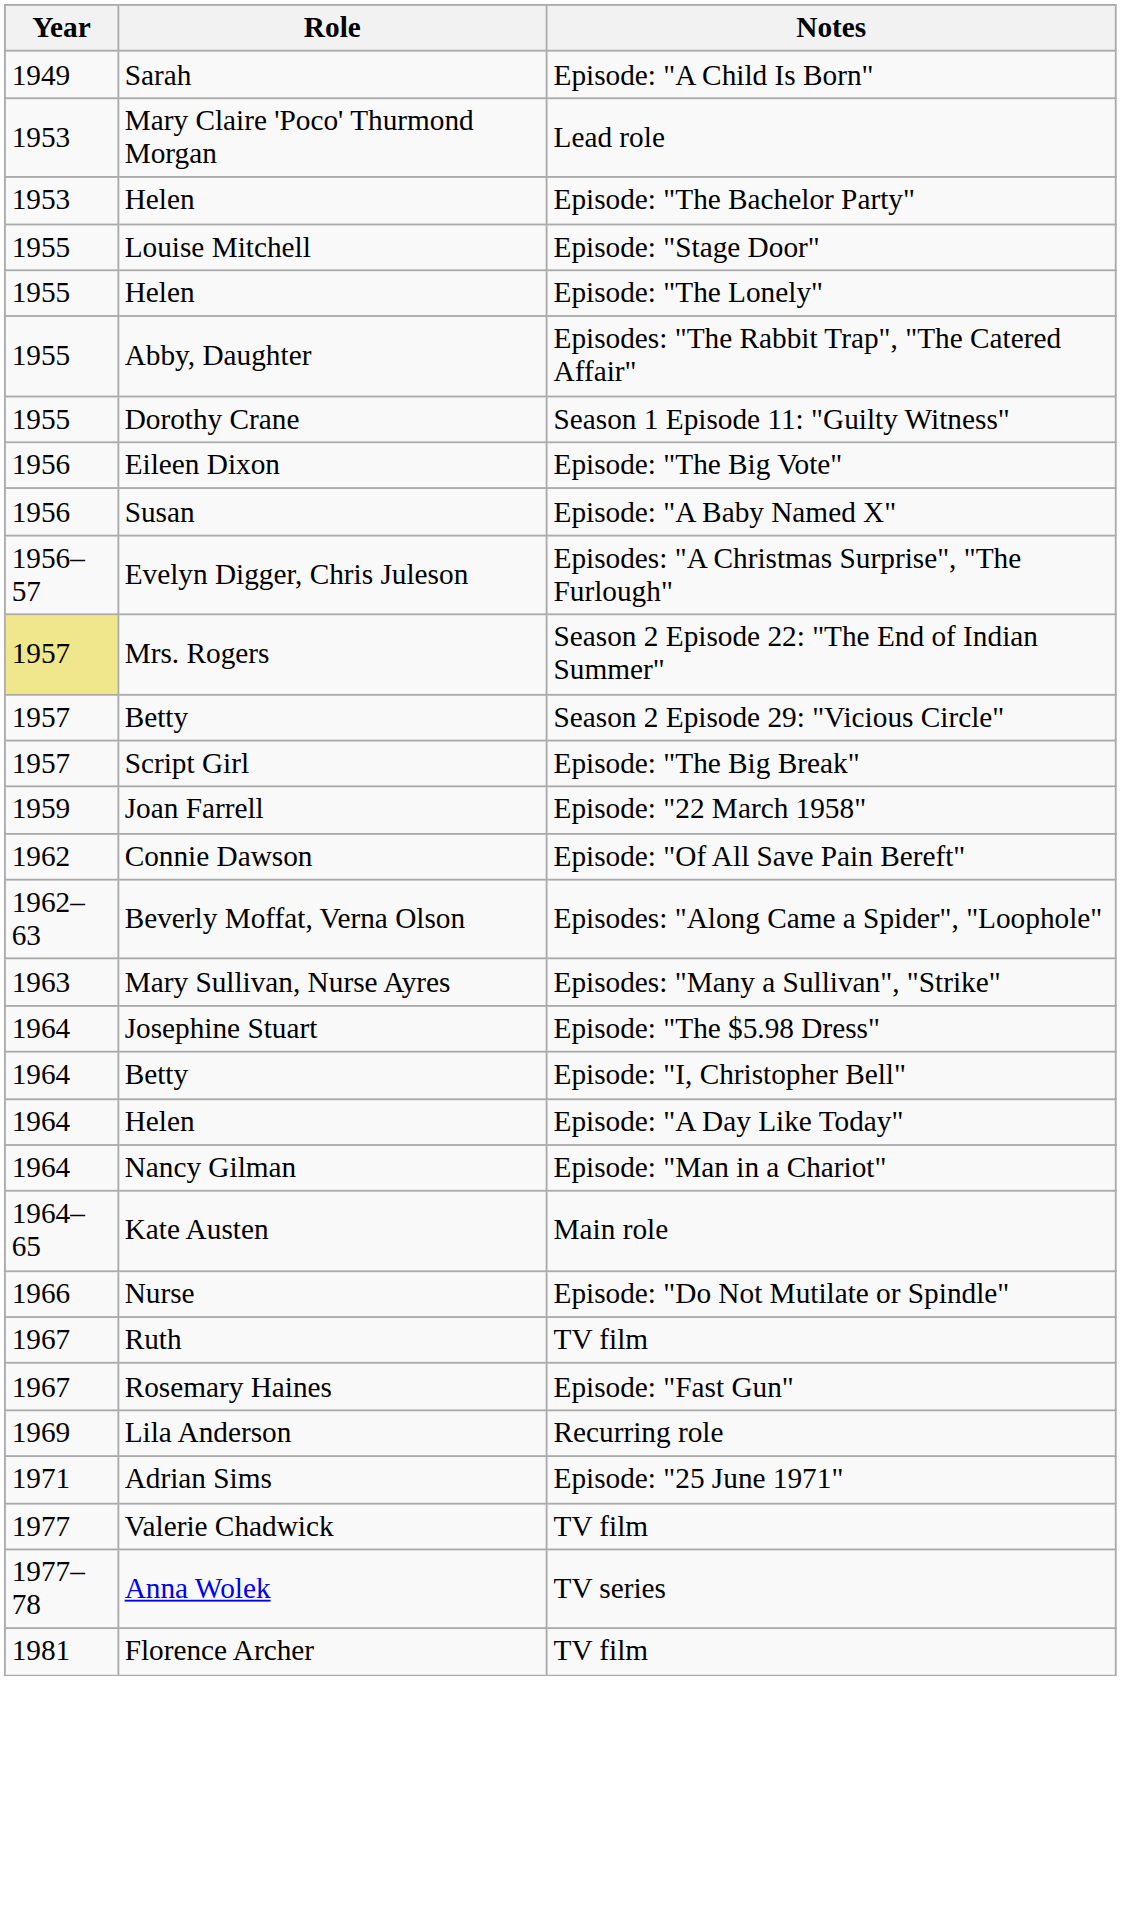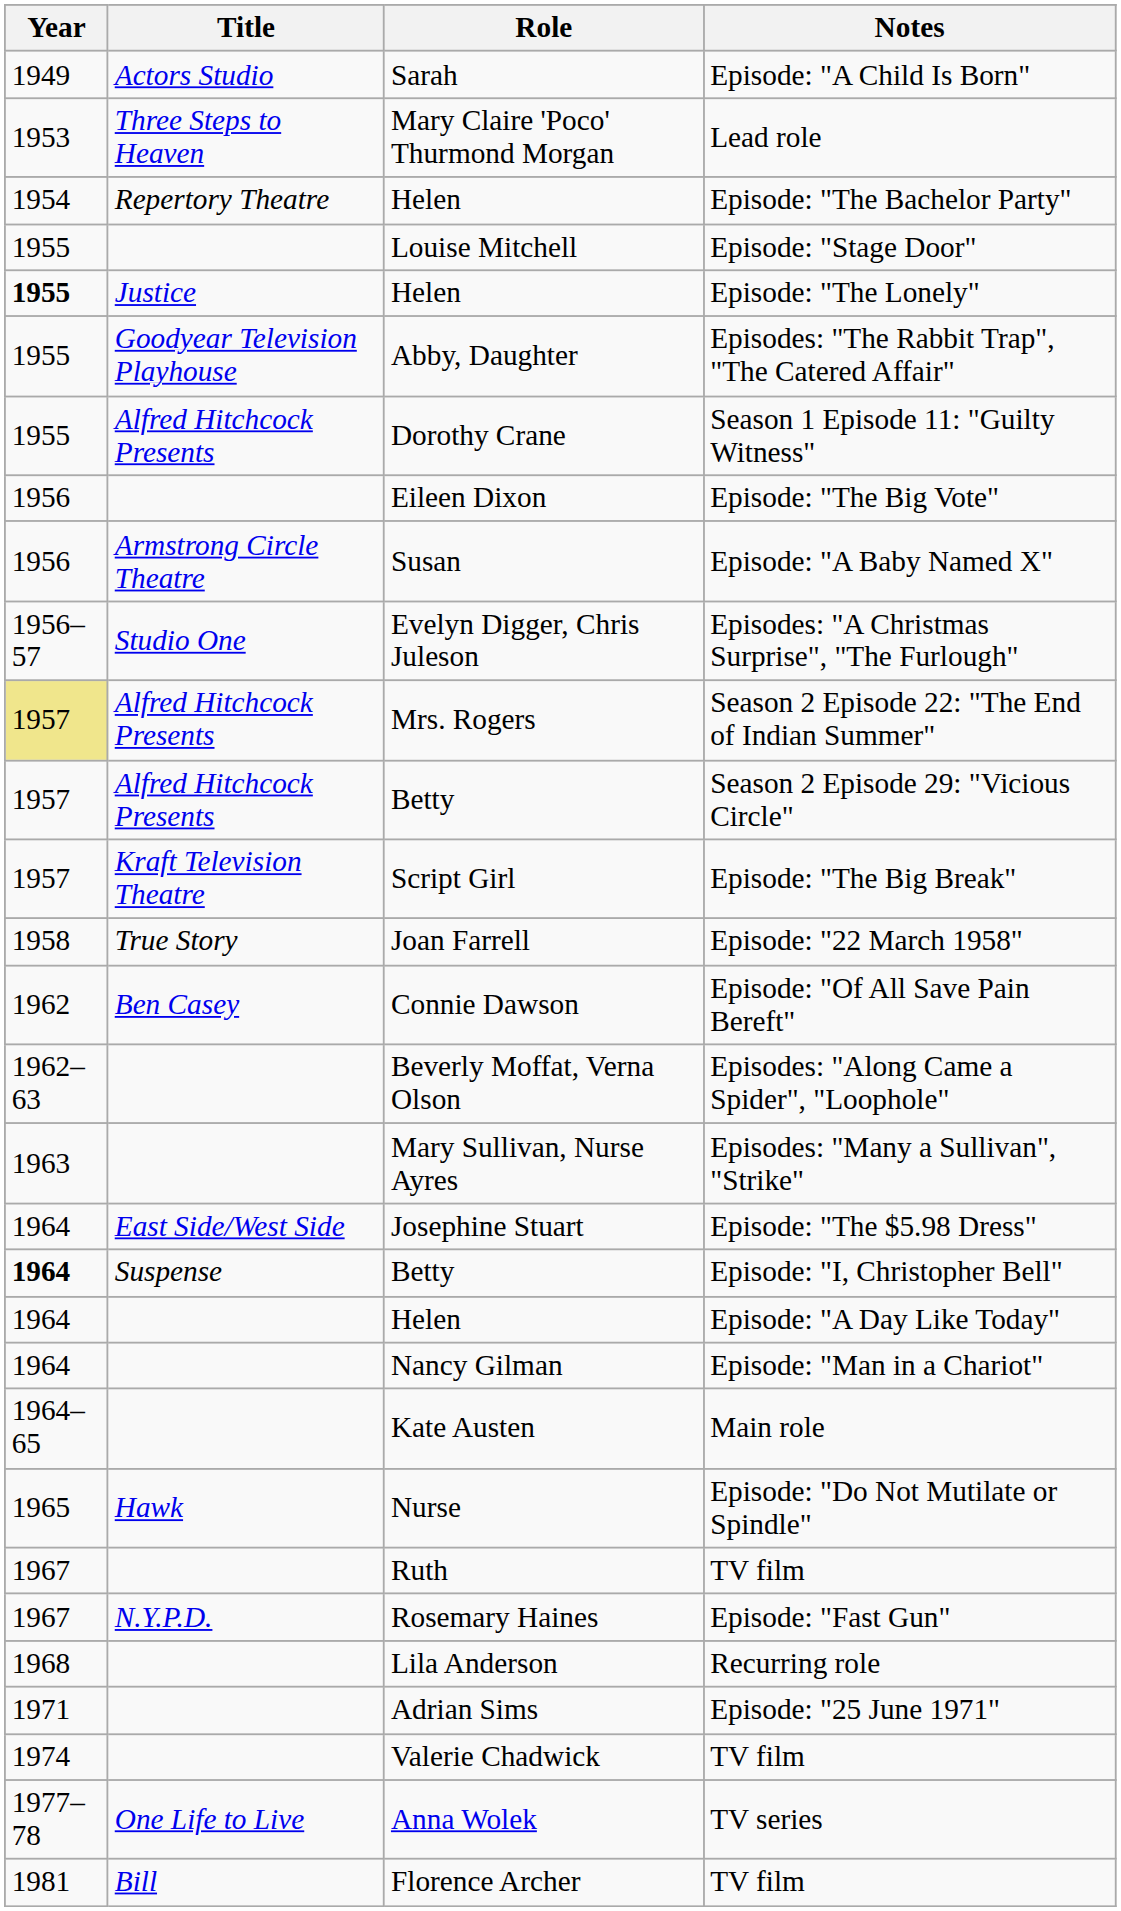+ column: (246, 27)
(41, 199) 1953 -> (41, 199) 1954
(41, 292) normal -> (41, 292) bold
(41, 809) 1959 -> (41, 941) 1958
(41, 1074) normal -> (41, 1272) bold
(41, 1293) 1966 -> (41, 1507) 1965
(41, 1432) 1969 -> (41, 1663) 1968
(41, 1525) 1977 -> (41, 1756) 1974
